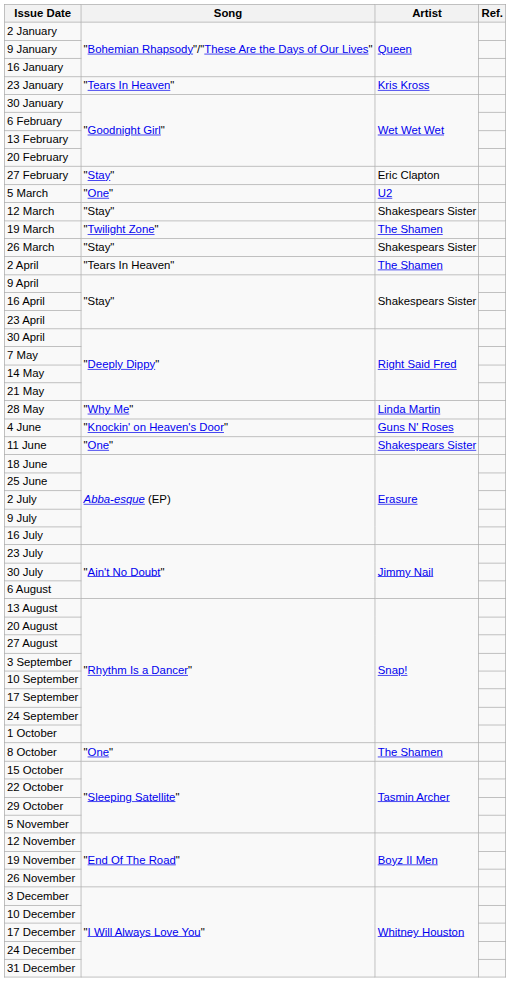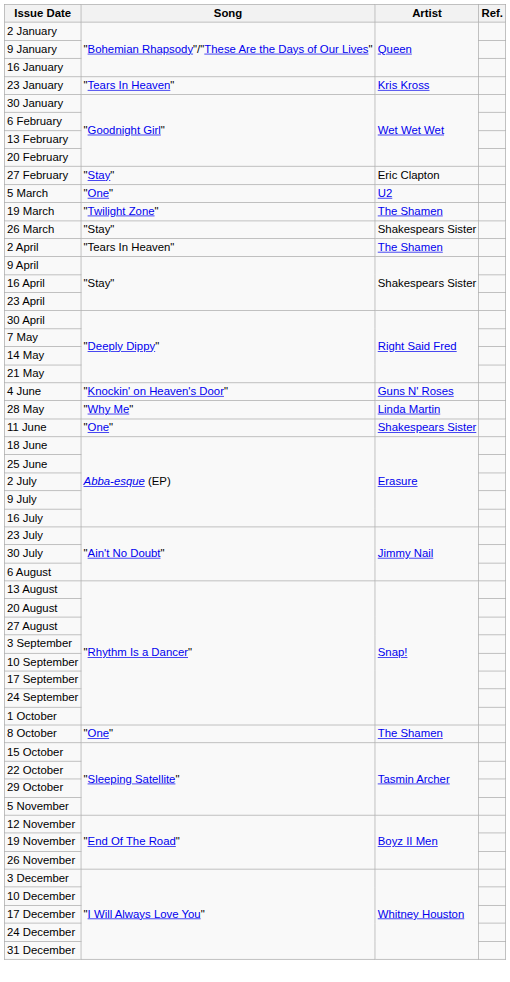- row: (31, 211)
rows swapped: (26, 409) <-> (24, 427)
